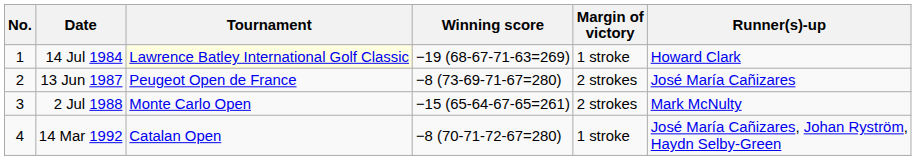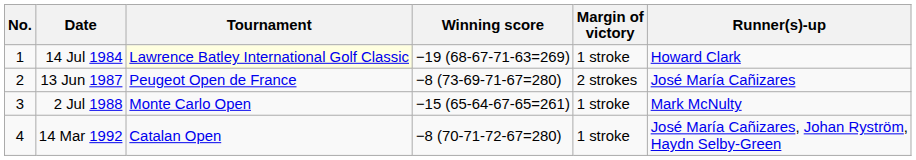(607, 104) 2 strokes -> (603, 104) 1 stroke
